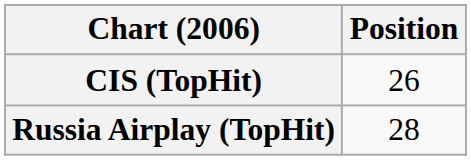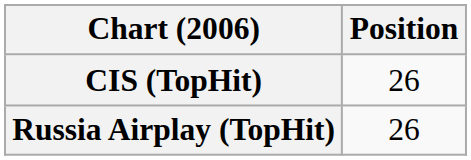(404, 129) 28 -> (404, 129) 26
